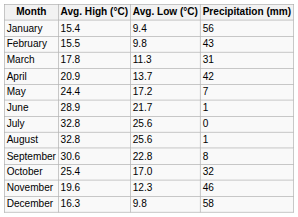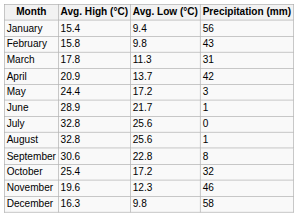(70, 44) 15.5 -> (70, 44) 15.8
(205, 92) 7 -> (205, 92) 3
(143, 172) 17.0 -> (143, 172) 17.2
